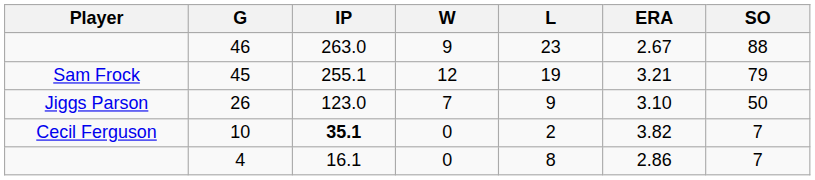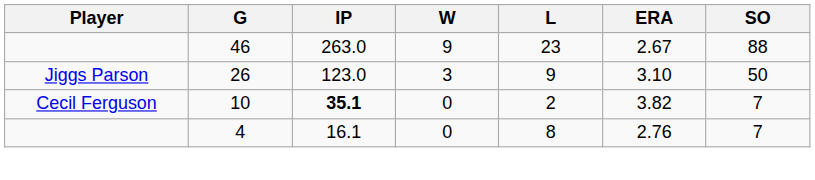- row: (240, 75)
(447, 103) 7 -> (447, 75) 3
(654, 160) 2.86 -> (654, 132) 2.76
